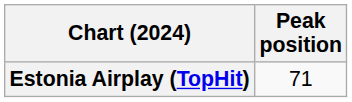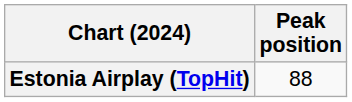(301, 79) 71 -> (301, 79) 88
